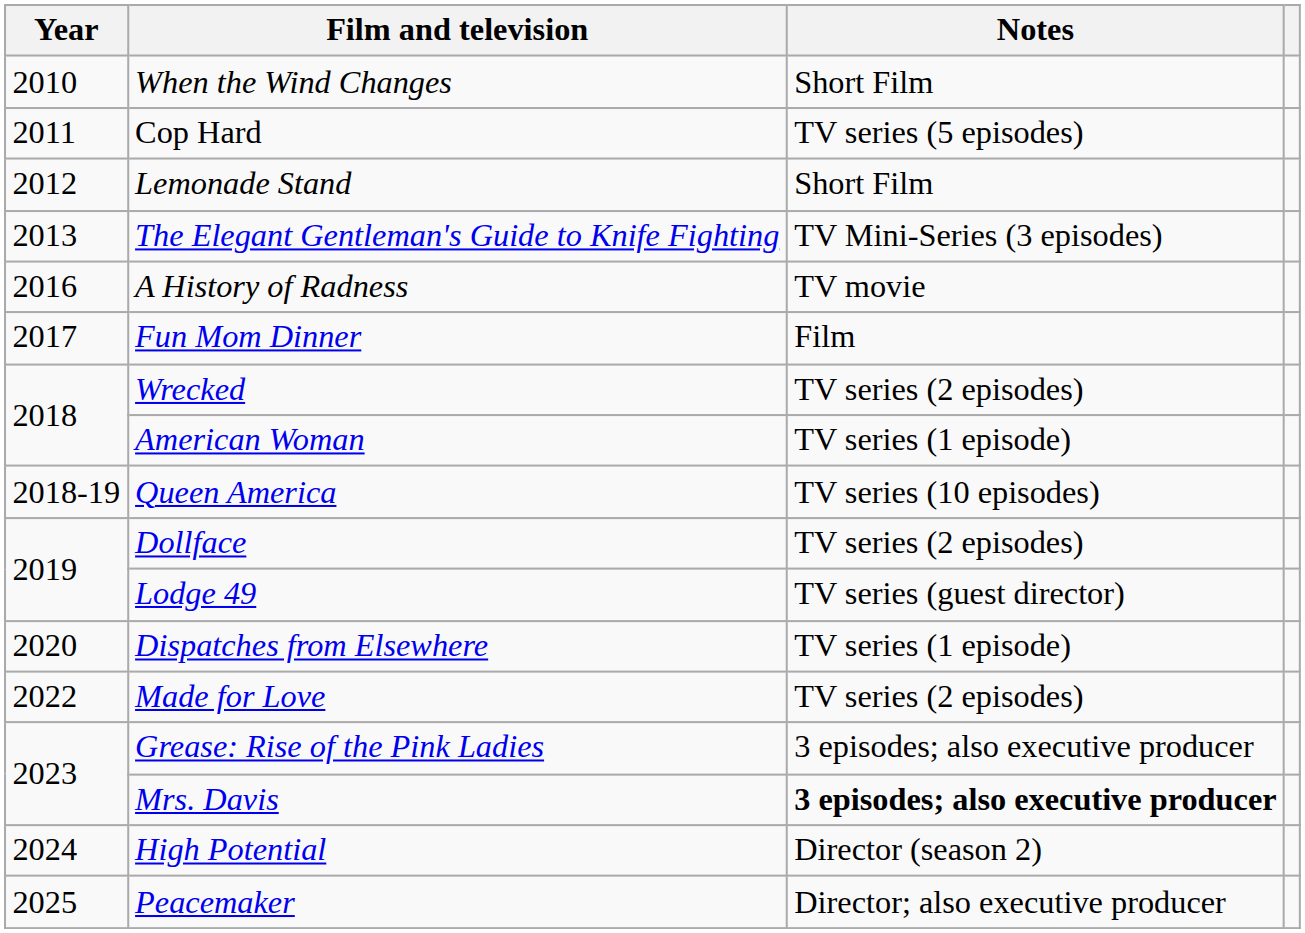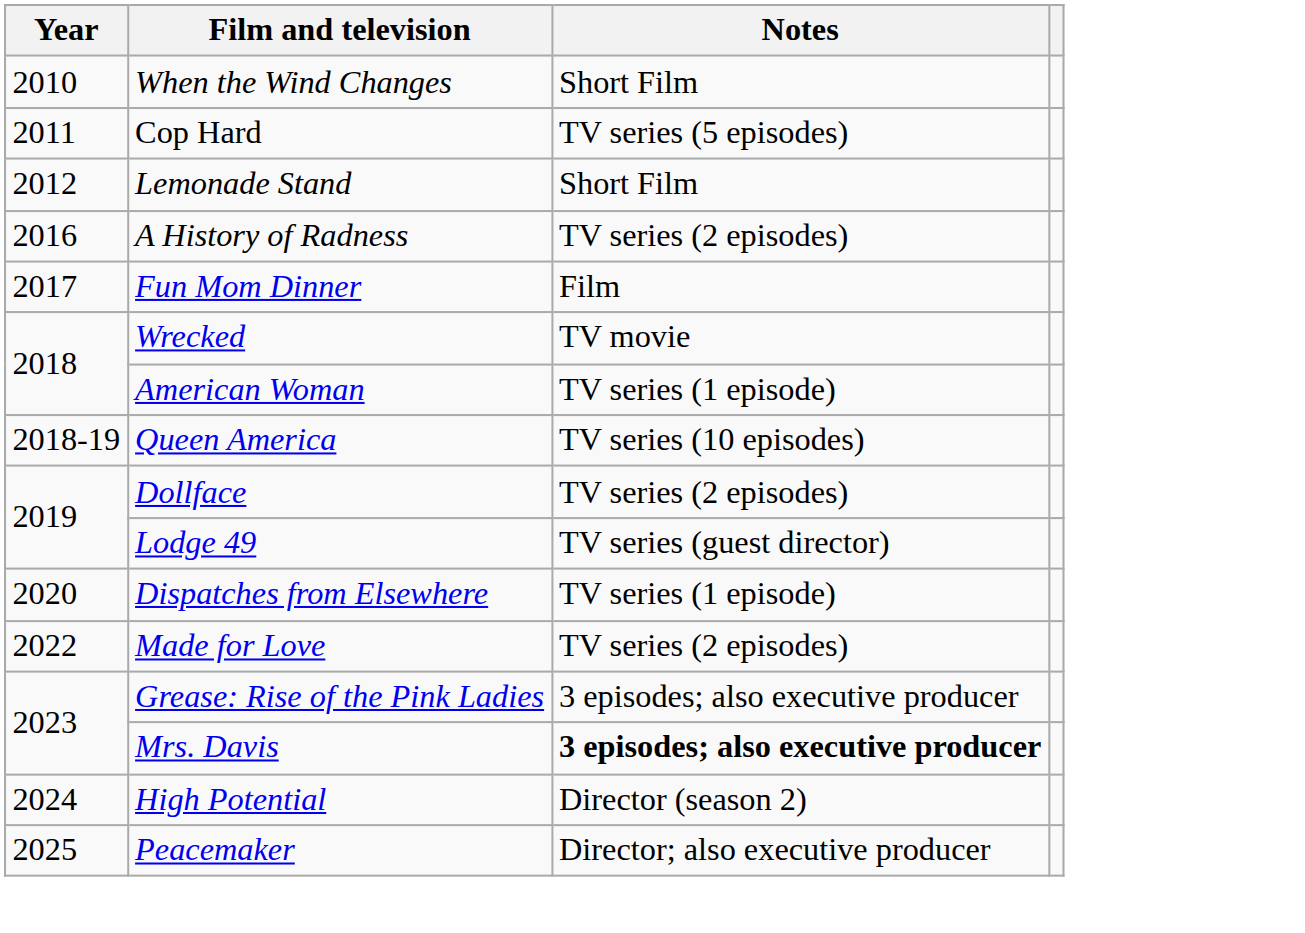- row: (457, 235)
(860, 286) TV movie -> (704, 235) TV series (2 episodes)
(939, 388) TV series (2 episodes) -> (625, 337) TV movie
